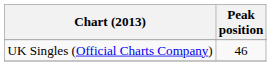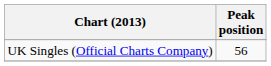(241, 50) 46 -> (241, 50) 56
